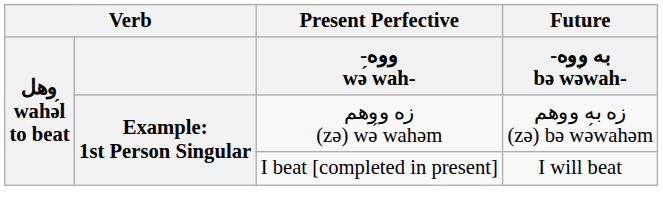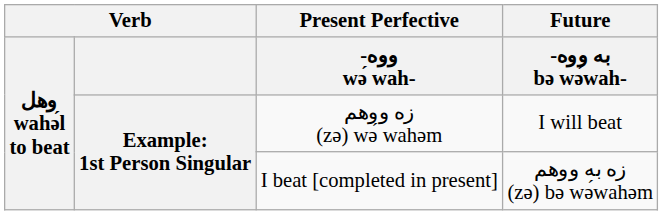(580, 123) زه به ووهم (zə) bə wә́wahəm -> (580, 123) I will beat
(580, 168) I will beat -> (580, 180) زه به ووهم (zə) bə wә́wahəm
